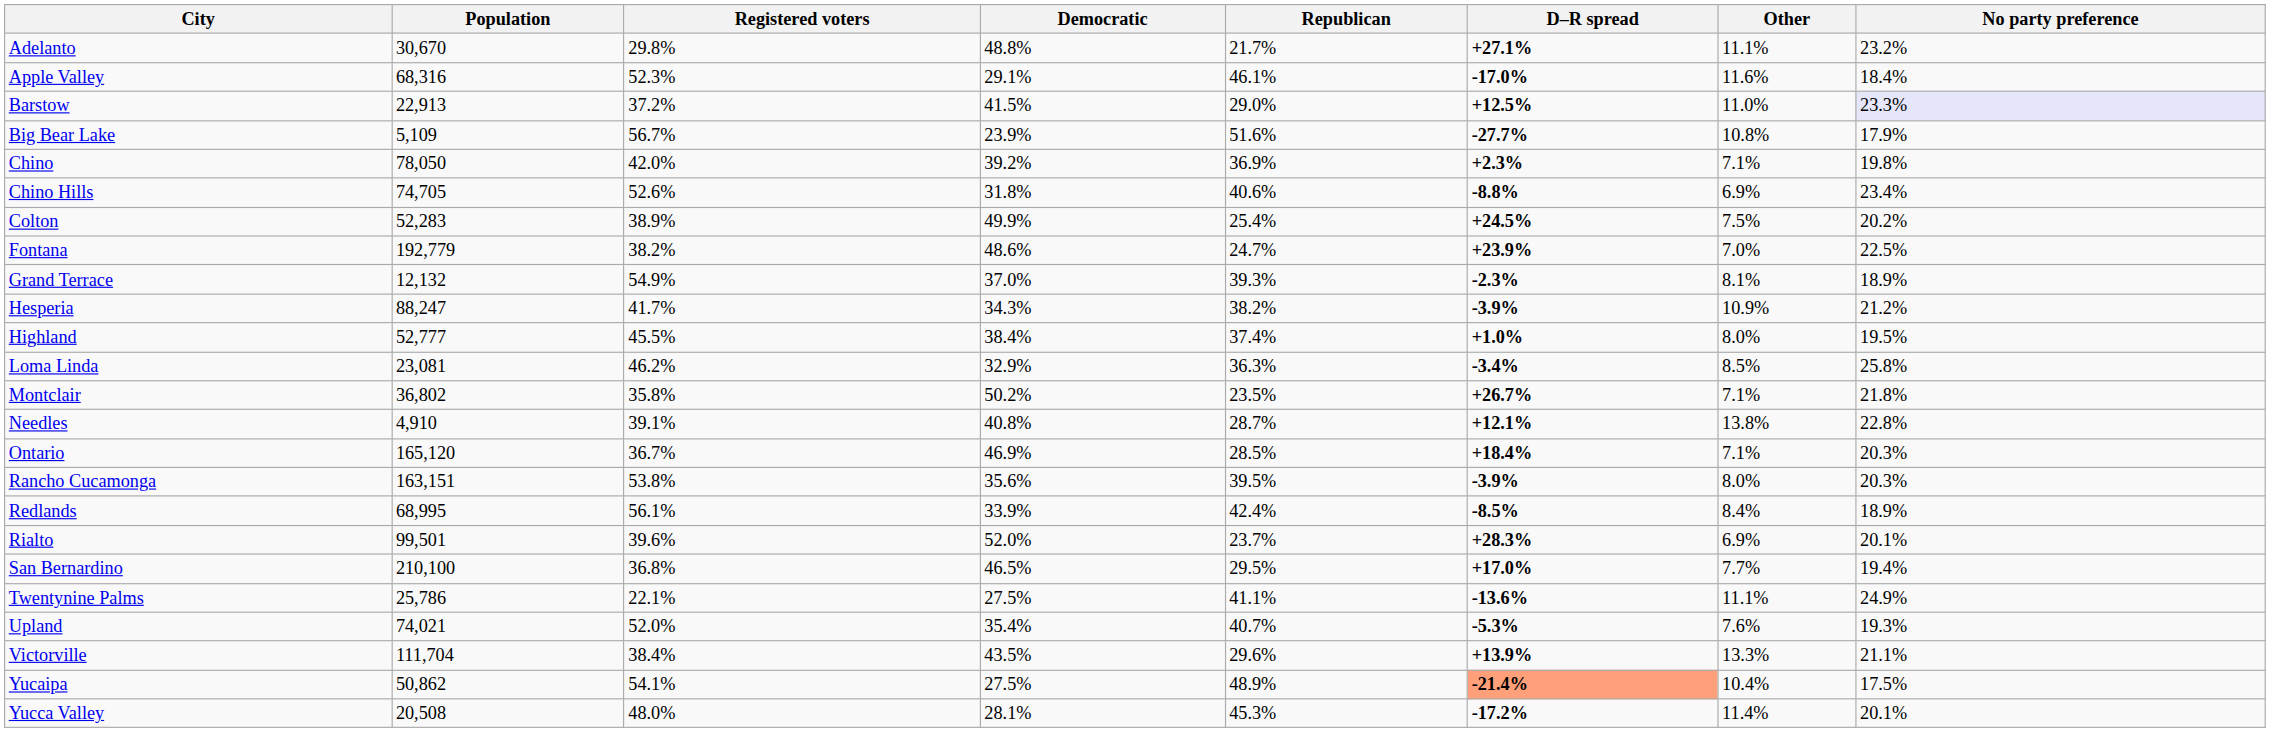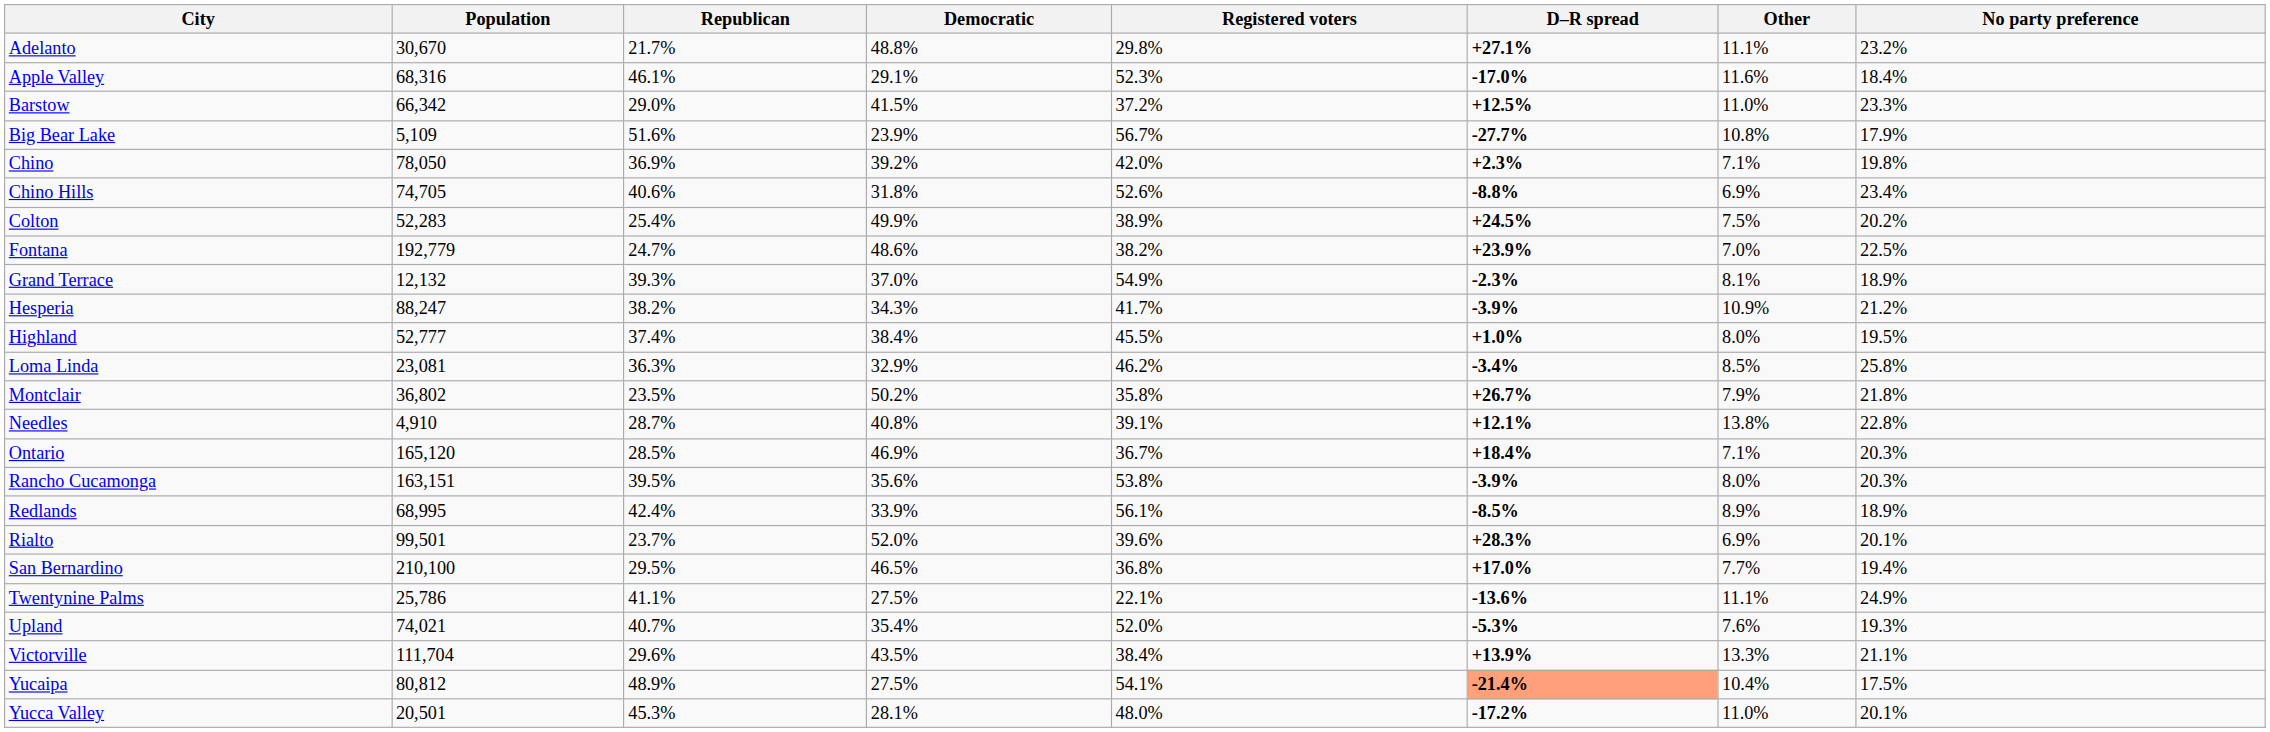columns swapped: (802, 18) <-> (1346, 18)
(421, 105) 22,913 -> (421, 105) 66,342
(1884, 105) lavender background -> (1884, 105) no background
(1741, 395) 7.1% -> (1741, 395) 7.9%
(1741, 510) 8.4% -> (1741, 510) 8.9%
(421, 684) 50,862 -> (421, 684) 80,812
(421, 713) 20,508 -> (421, 713) 20,501
(1745, 713) 11.4% -> (1745, 713) 11.0%
